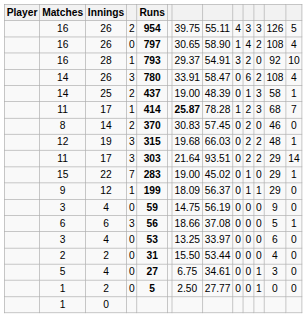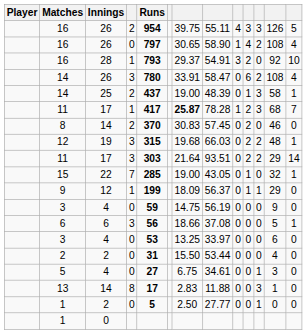(152, 110) 414 -> (152, 110) 417
(152, 175) 283 -> (152, 175) 285
(218, 175) 45.02 -> (218, 175) 43.05
(275, 175) 29 -> (275, 175) 32
+ row: (63, 288)
